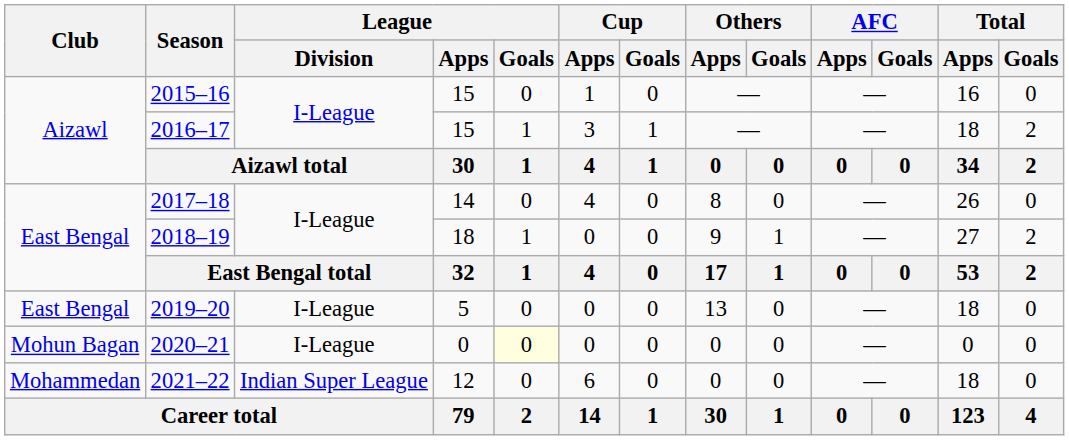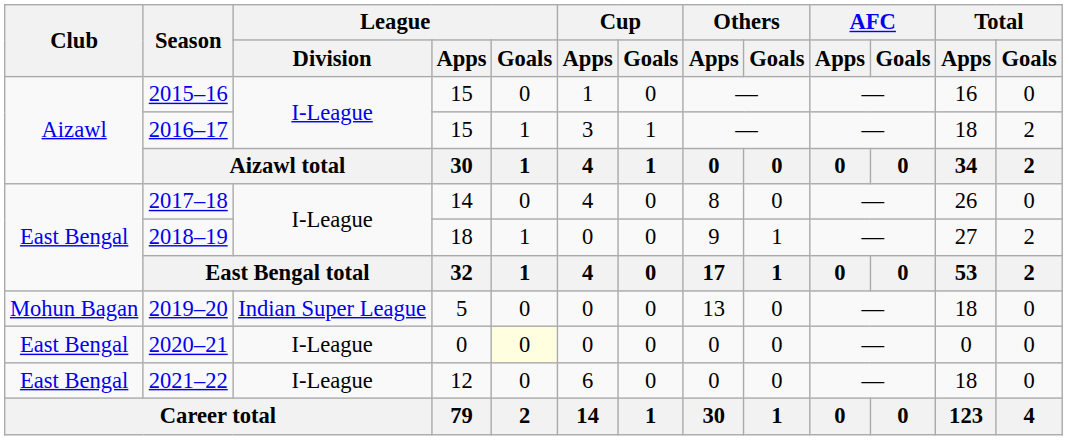(75, 308) East Bengal -> (74, 308) Mohun Bagan
(334, 308) I-League -> (332, 308) Indian Super League
(75, 344) Mohun Bagan -> (74, 344) East Bengal
(75, 380) Mohammedan -> (74, 380) East Bengal
(334, 380) Indian Super League -> (332, 380) I-League
